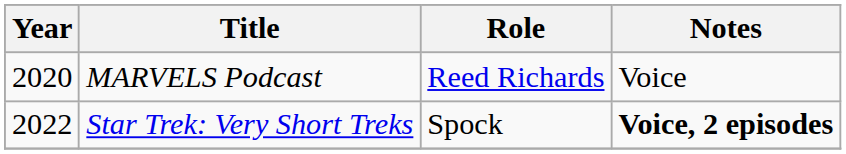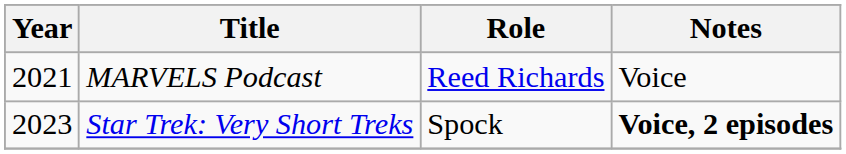(42, 76) 2020 -> (42, 76) 2021
(42, 124) 2022 -> (42, 124) 2023
